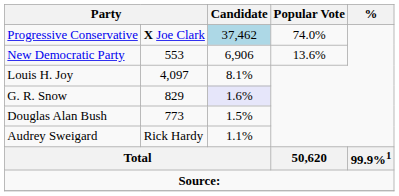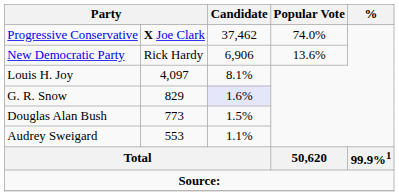(239, 34) lightblue background -> (239, 34) no background
(174, 55) 553 -> (173, 55) Rick Hardy
(173, 136) Rick Hardy -> (174, 136) 553
